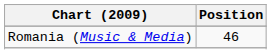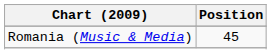(231, 37) 46 -> (231, 37) 45
